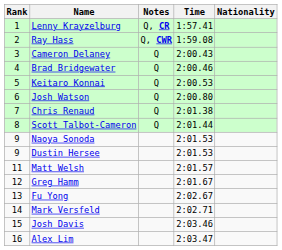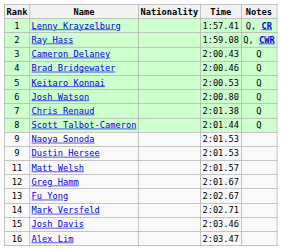columns swapped: (246, 11) <-> (156, 11)
